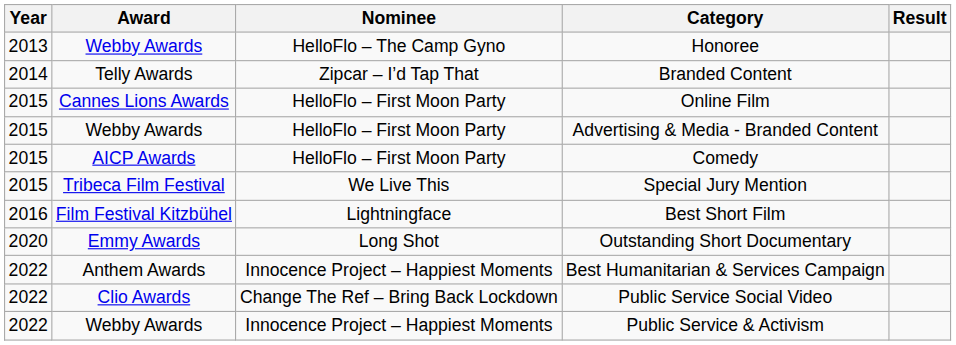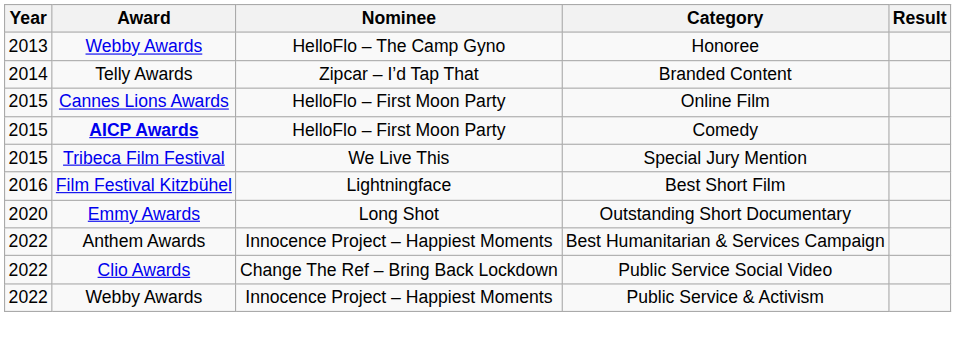- row: (725, 130)
(144, 158) normal -> (144, 130) bold
